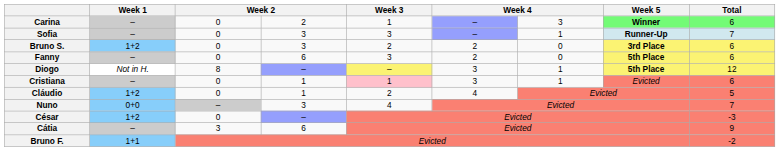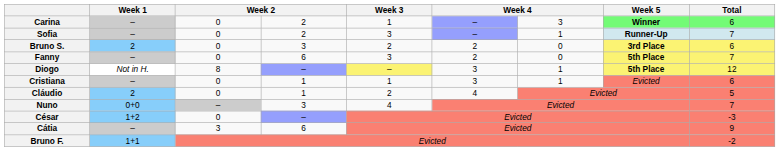(304, 34) 3 -> (304, 34) 2
(133, 45) 1+2 -> (133, 45) 2
(732, 57) 6 -> (732, 57) 7
(389, 81) pink background -> (389, 81) no background
(133, 93) 1+2 -> (133, 93) 2
